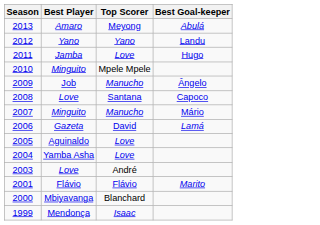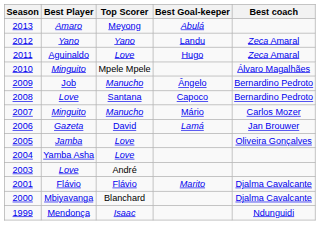+ column: (274, 11)
(69, 54) Jamba -> (69, 54) Aguinaldo
(69, 140) Aguinaldo -> (69, 140) Jamba
